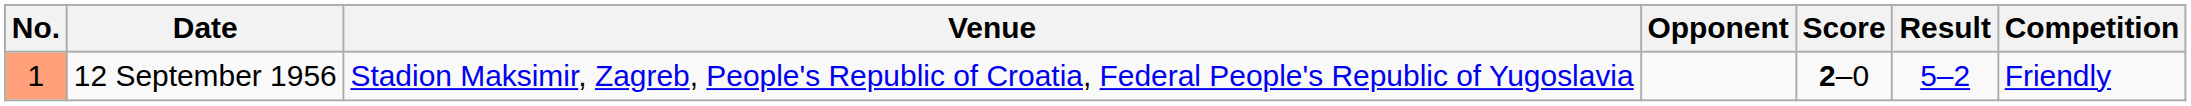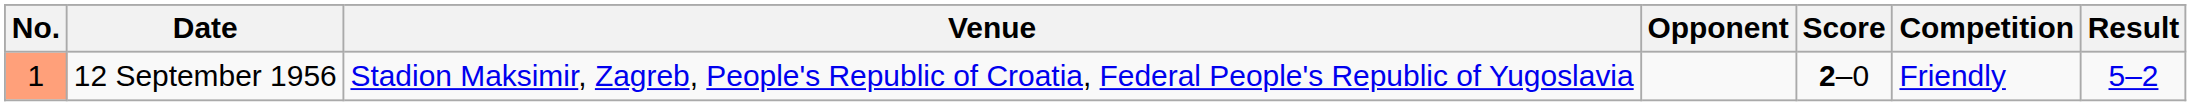columns swapped: (1945, 28) <-> (2092, 28)
